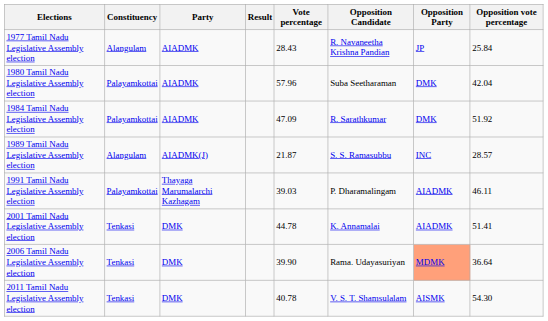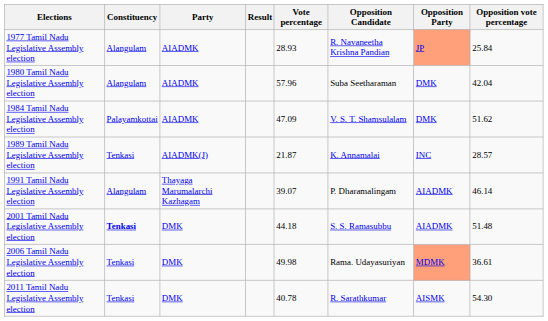(286, 48) 28.43 -> (286, 48) 28.93
(420, 48) no background -> (420, 48) lightsalmon background
(132, 83) Palayamkottai -> (126, 83) Alangulam
(358, 119) R. Sarathkumar -> (368, 119) V. S. T. Shamsulalam
(482, 119) 51.92 -> (482, 119) 51.62
(126, 155) Alangulam -> (120, 155) Tenkasi
(361, 155) S. S. Ramasubbu -> (355, 155) K. Annamalai
(132, 191) Palayamkottai -> (126, 191) Alangulam
(286, 191) 39.03 -> (286, 191) 39.07
(482, 191) 46.11 -> (482, 191) 46.14
(120, 227) normal -> (121, 227) bold
(286, 227) 44.78 -> (286, 227) 44.18
(355, 227) K. Annamalai -> (361, 227) S. S. Ramasubbu
(482, 227) 51.41 -> (482, 227) 51.48
(286, 262) 39.90 -> (286, 262) 49.98
(482, 262) 36.64 -> (482, 262) 36.61
(368, 298) V. S. T. Shamsulalam -> (358, 298) R. Sarathkumar
